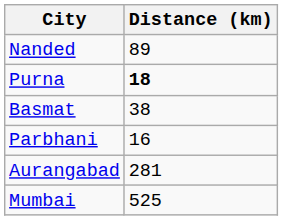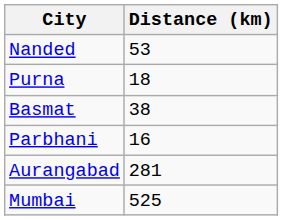(140, 50) 89 -> (140, 50) 53
(140, 80) bold -> (140, 80) normal
